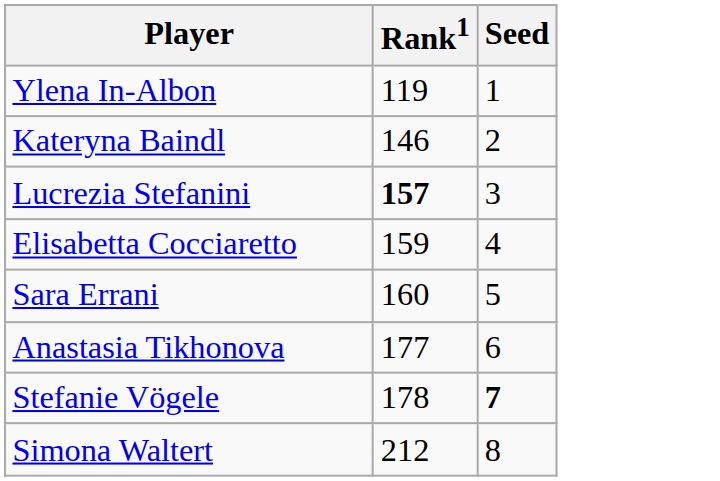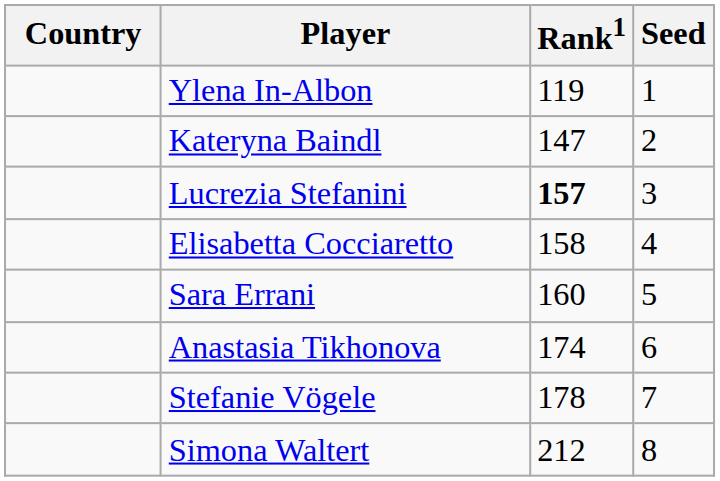+ column: (83, 34)
(405, 141) 146 -> (561, 141) 147
(405, 243) 159 -> (561, 243) 158
(405, 346) 177 -> (561, 346) 174
(493, 397) bold -> (649, 397) normal
